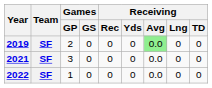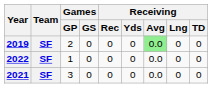rows swapped: (18, 59) <-> (18, 75)
